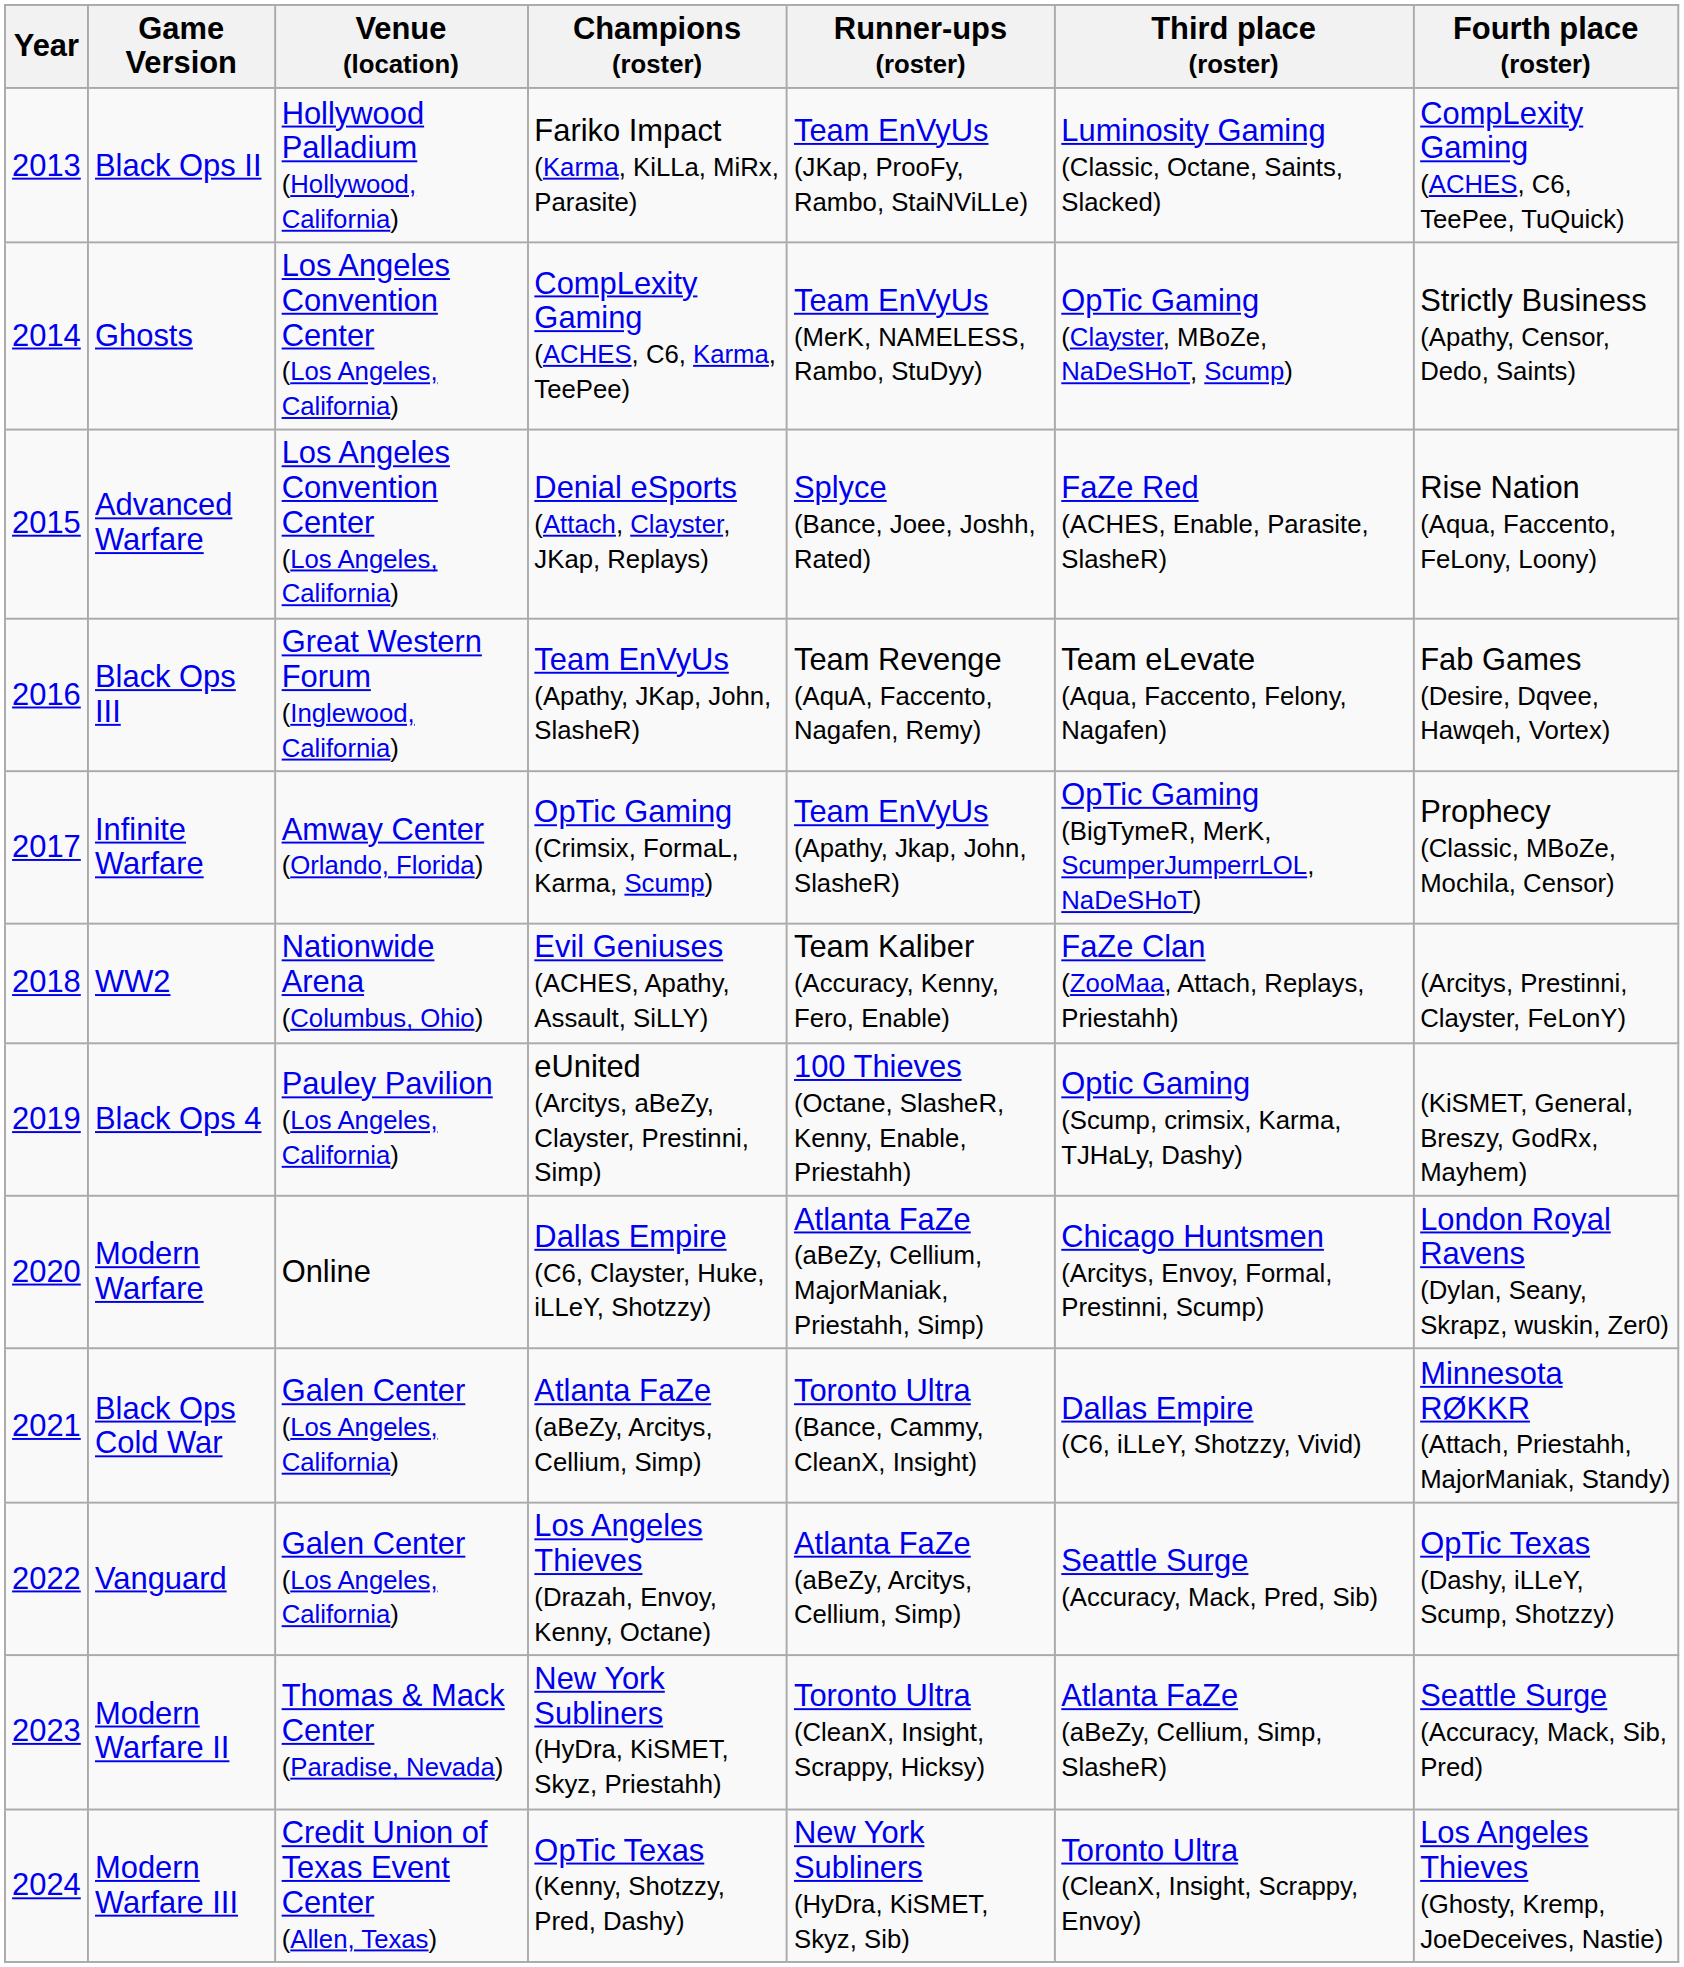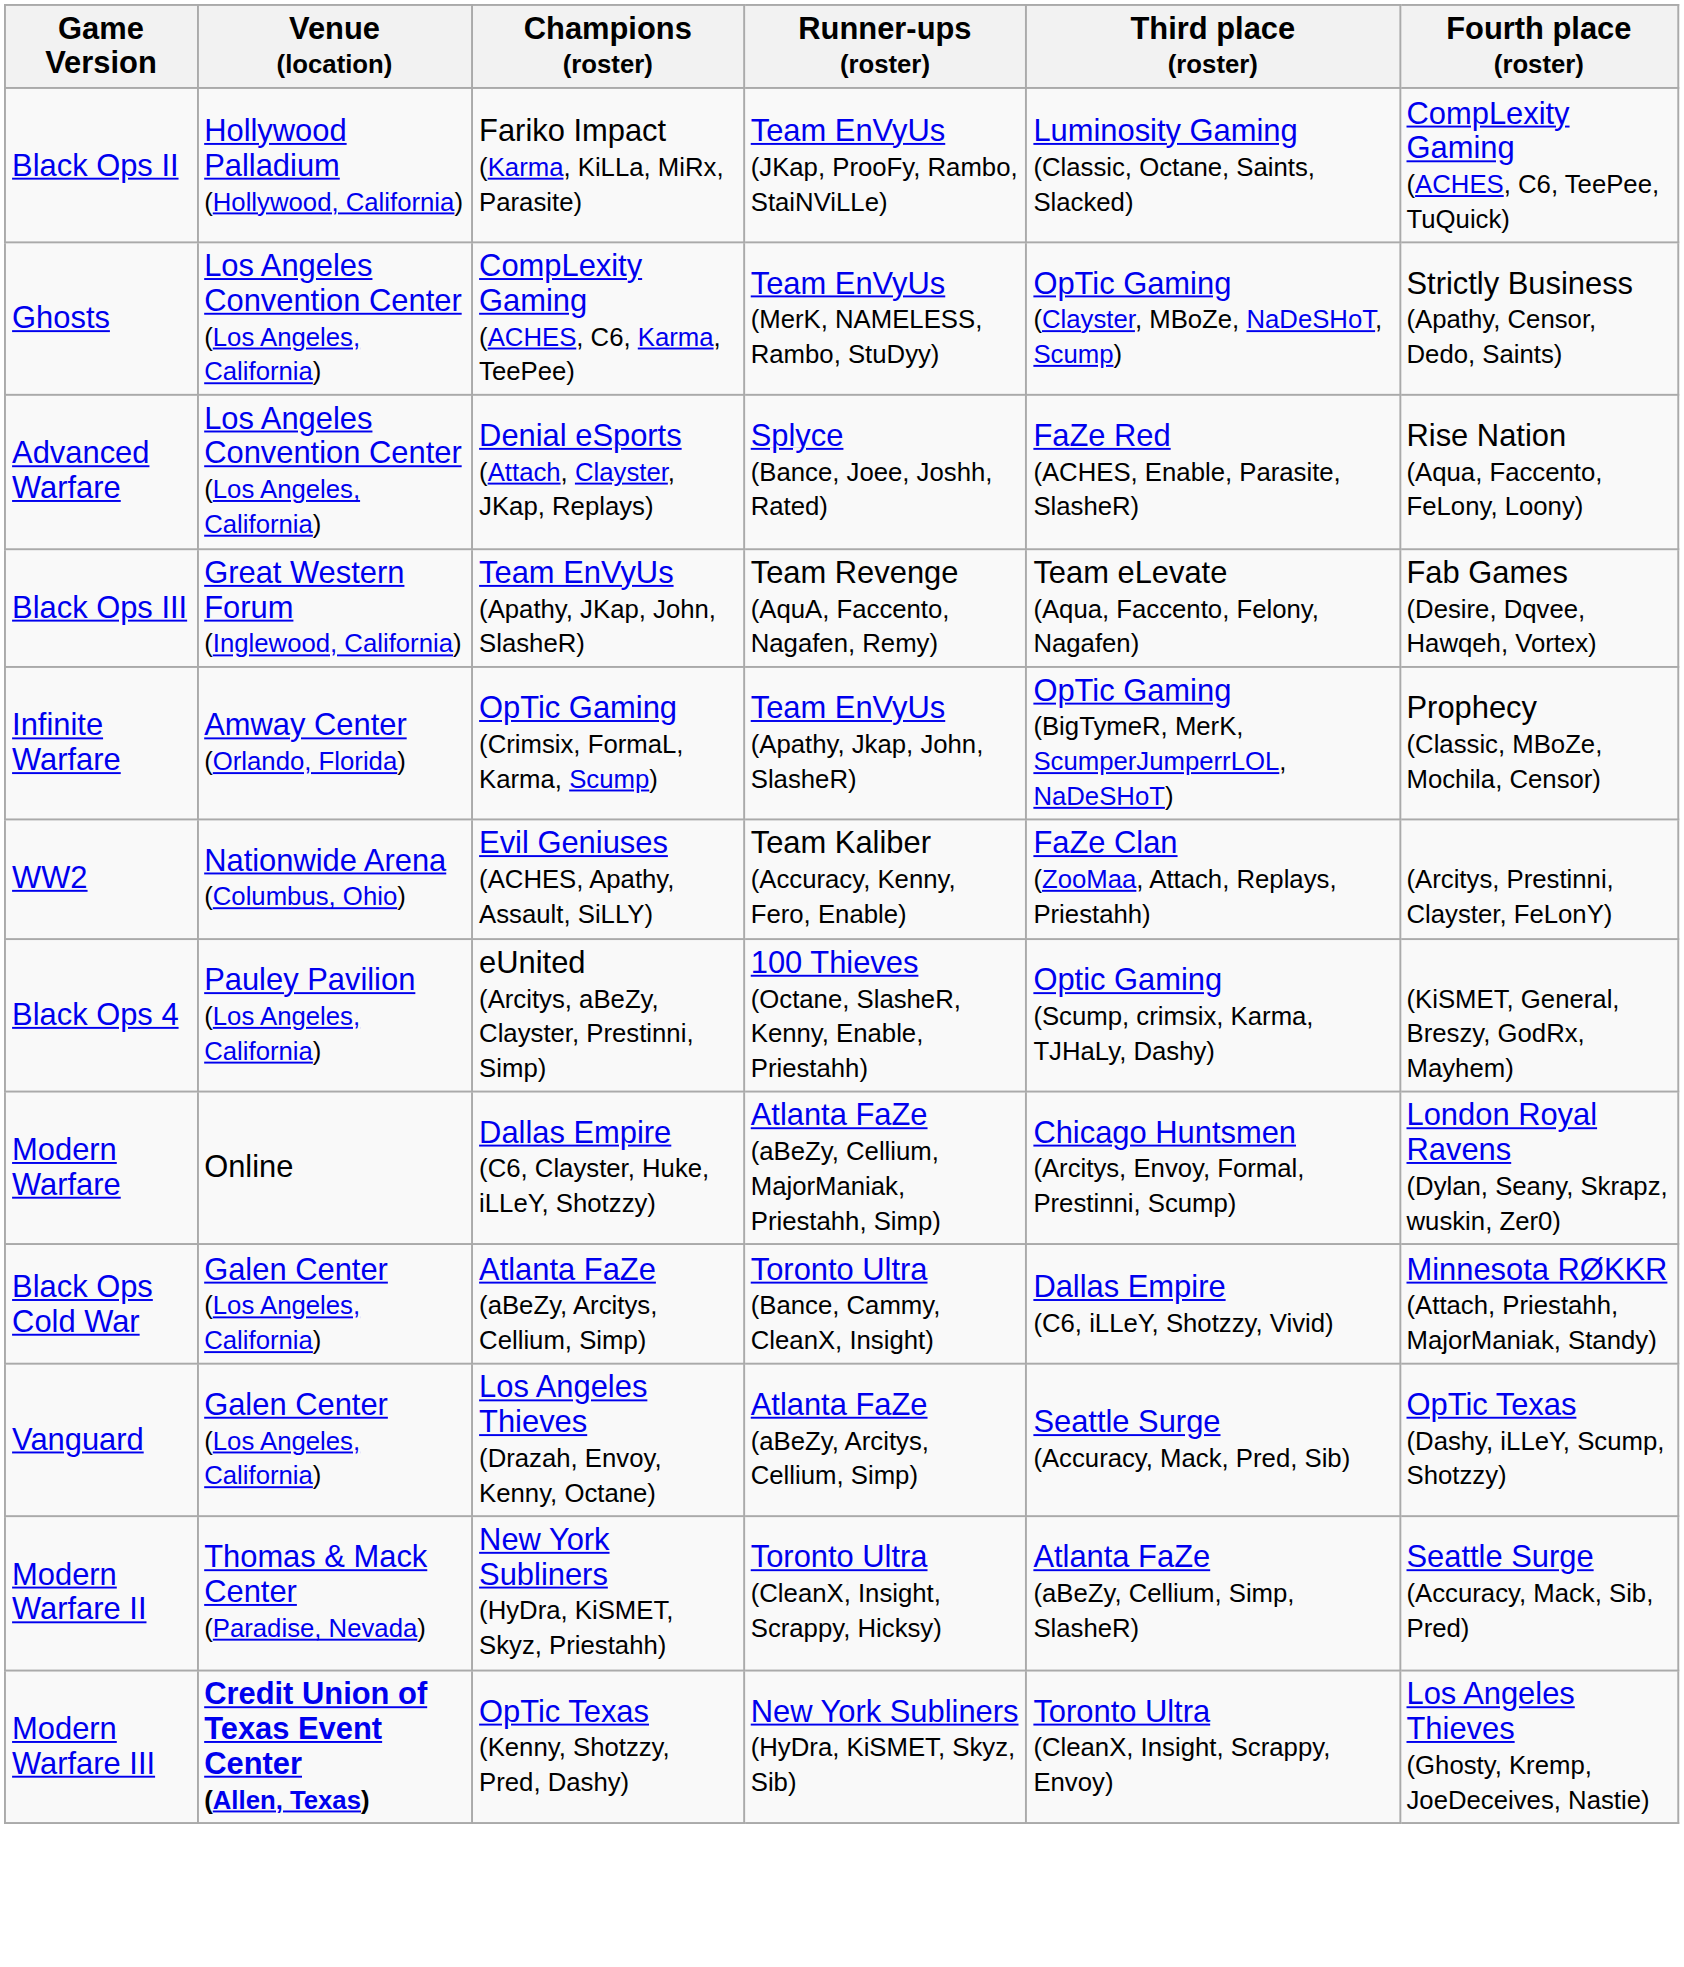- column: (46, 46)
(385, 1884) normal -> (316, 1745) bold
